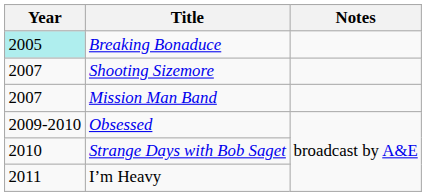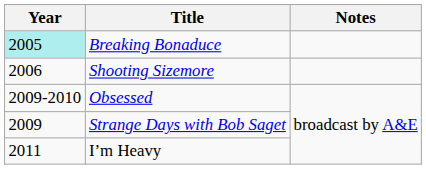(25, 71) 2007 -> (25, 71) 2006
- row: (153, 97)
(25, 151) 2010 -> (25, 124) 2009
